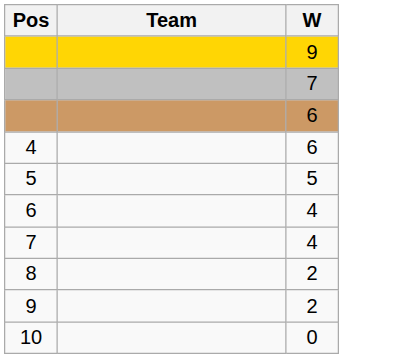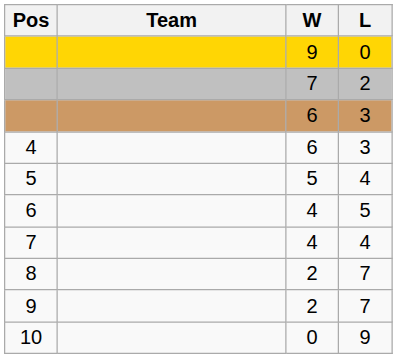+ column: (365, 20)
